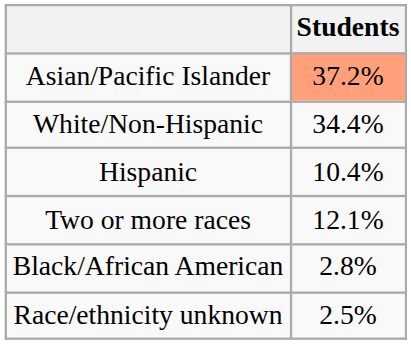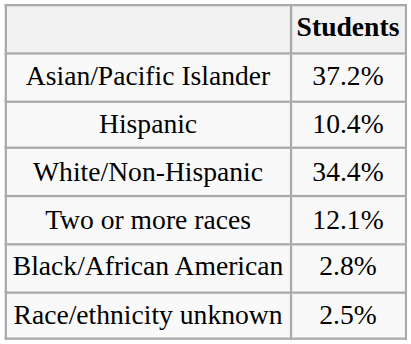(348, 76) lightsalmon background -> (348, 76) no background
rows swapped: (148, 123) <-> (148, 171)
